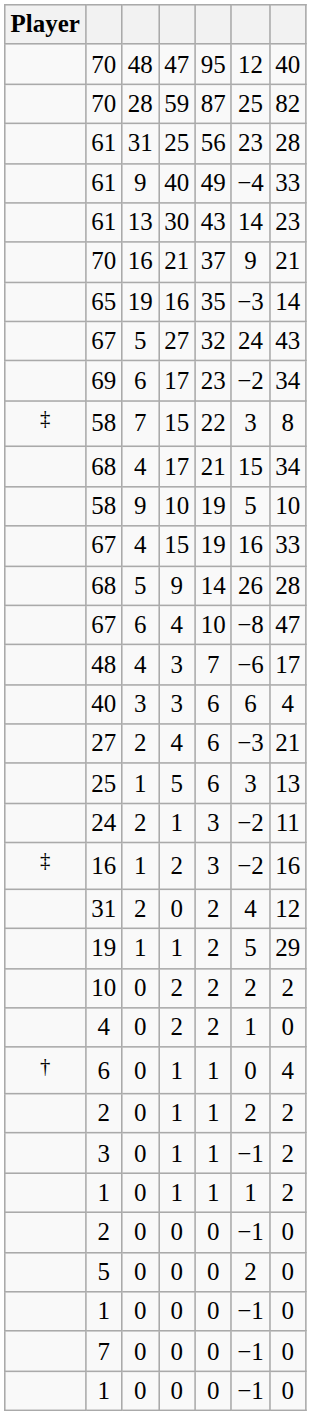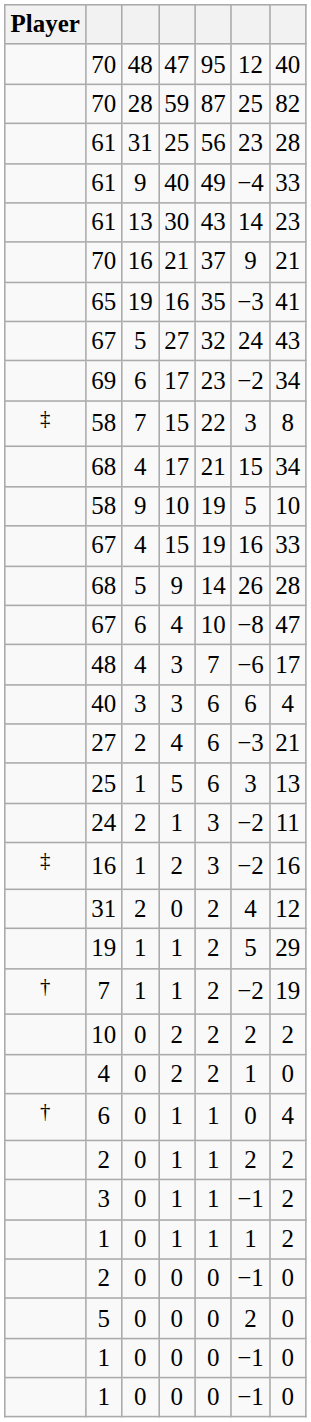(288, 301) 14 -> (288, 301) 41
+ row: (104, 991)
- row: (104, 1350)
